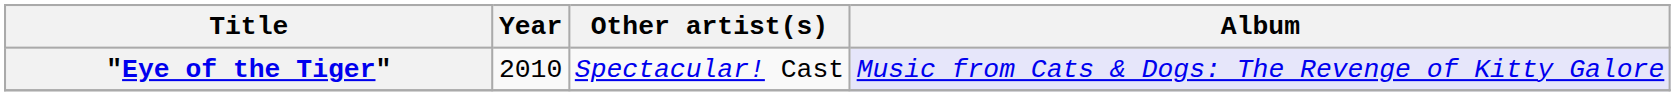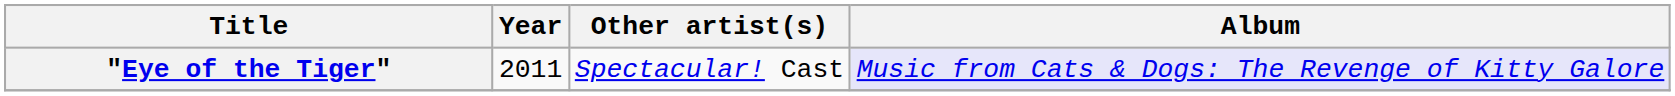(531, 70) 2010 -> (531, 70) 2011
